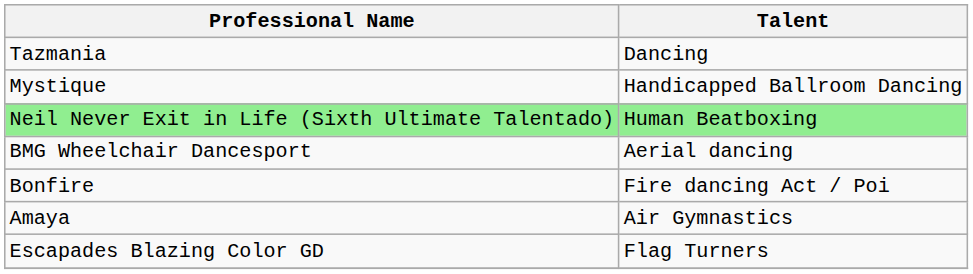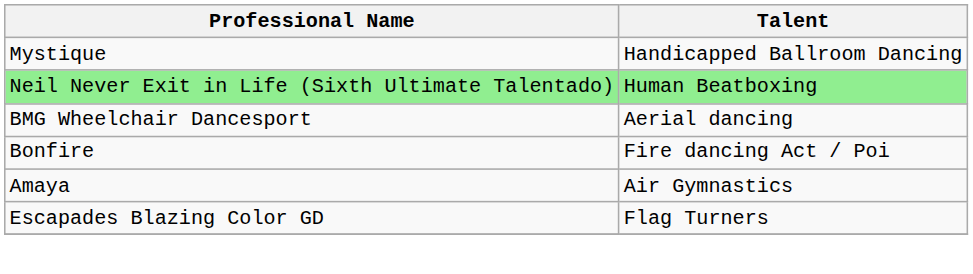- row: (58, 54)
